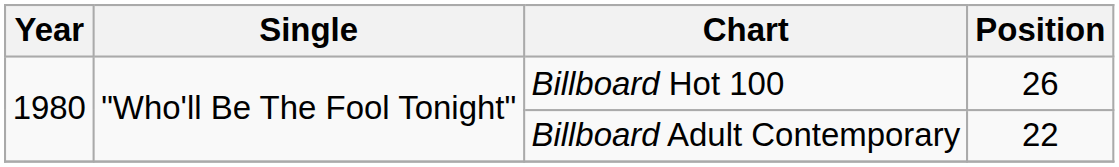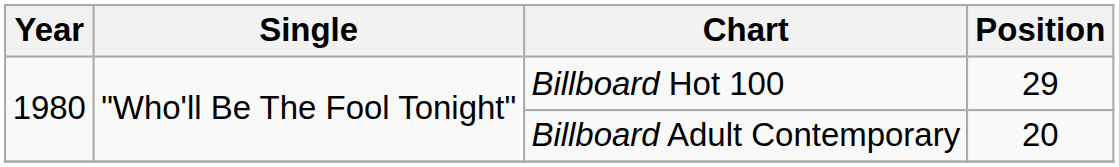(1040, 82) 26 -> (1040, 82) 29
(1040, 135) 22 -> (1040, 135) 20
